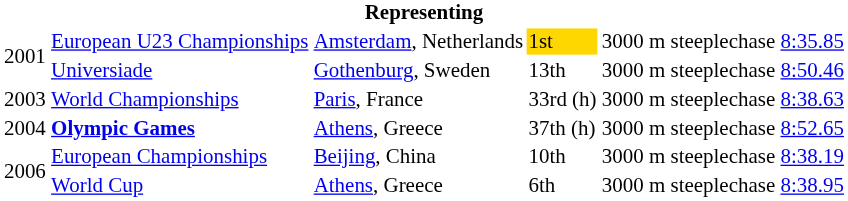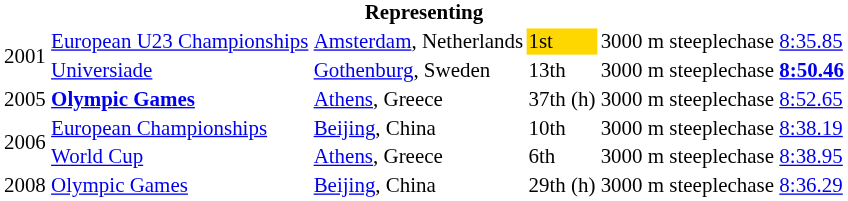(812, 70) normal -> (812, 70) bold
- row: (562, 99)
(25, 127) 2004 -> (25, 99) 2005
+ row: (562, 185)
